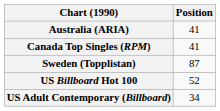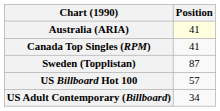(194, 30) no background -> (194, 30) lightyellow background
(194, 81) 52 -> (194, 81) 57
